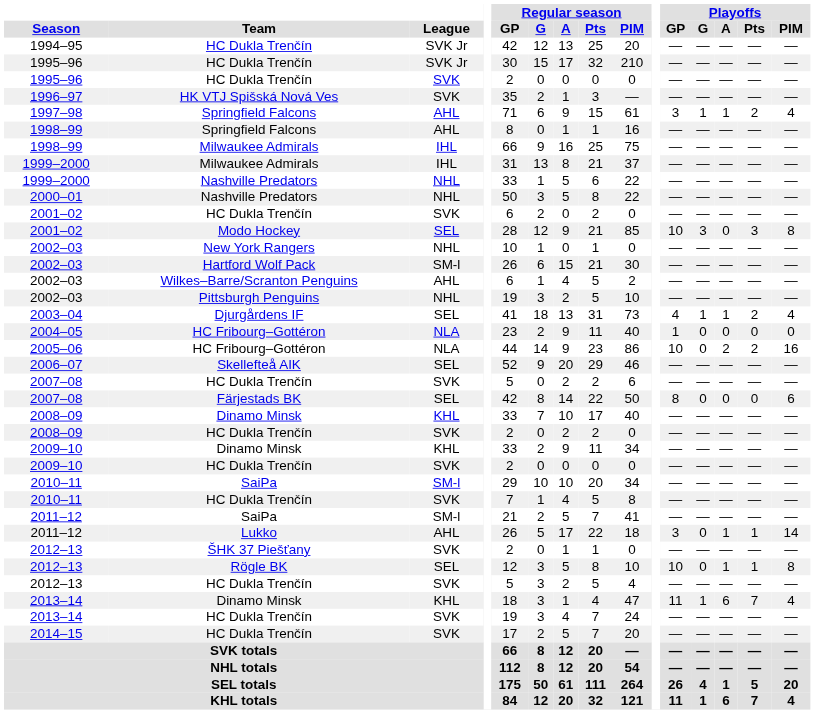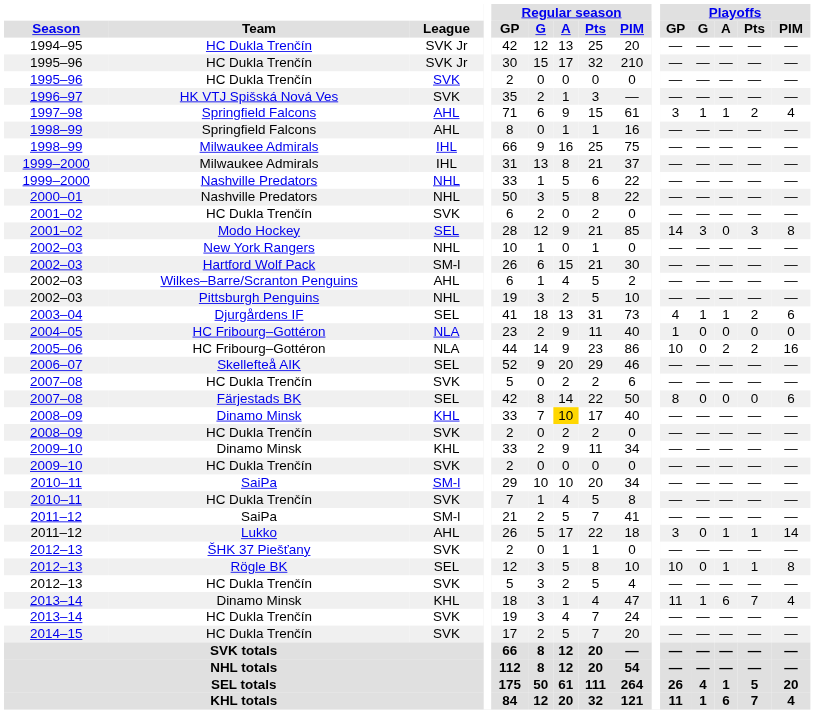(676, 230) 10 -> (676, 230) 14
(791, 314) 4 -> (791, 314) 6
(566, 415) no background -> (566, 415) gold background
